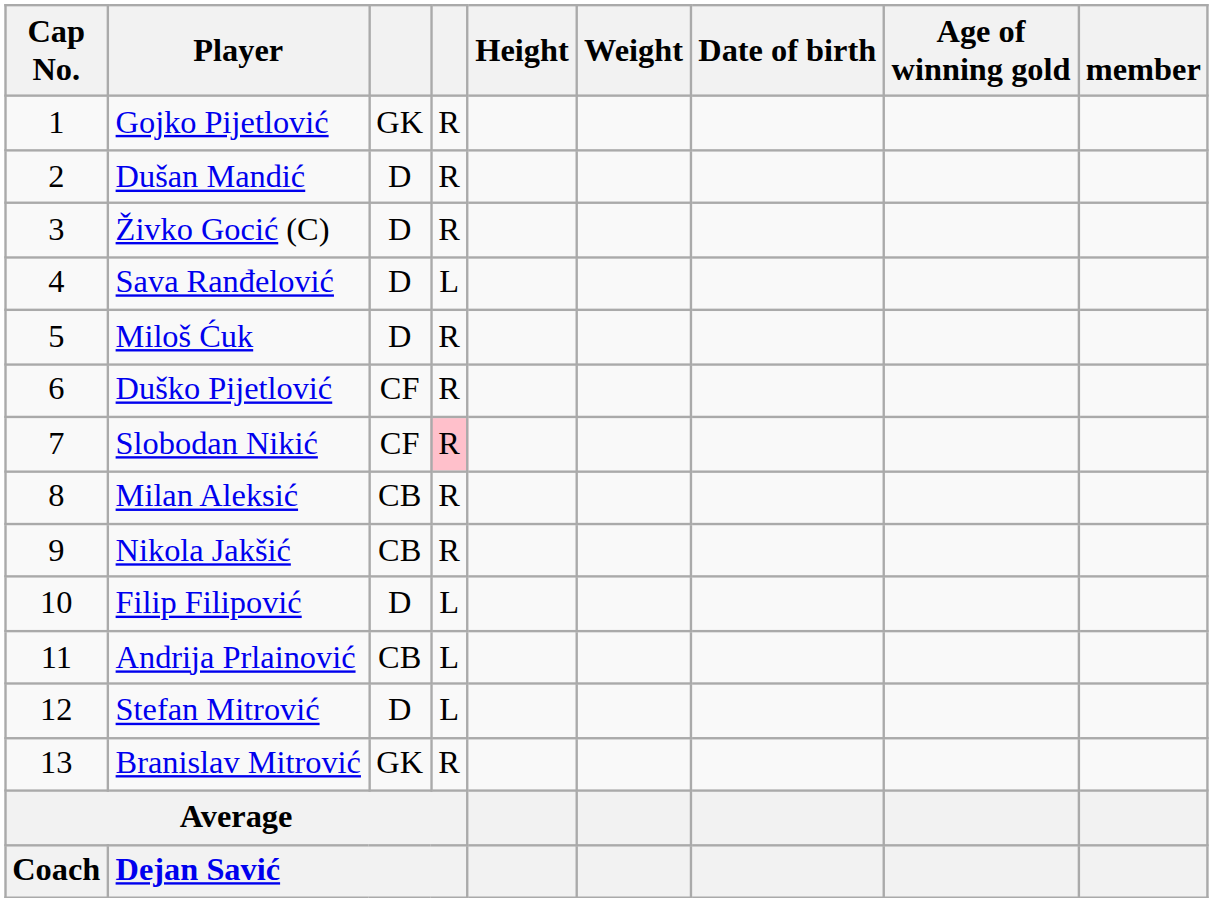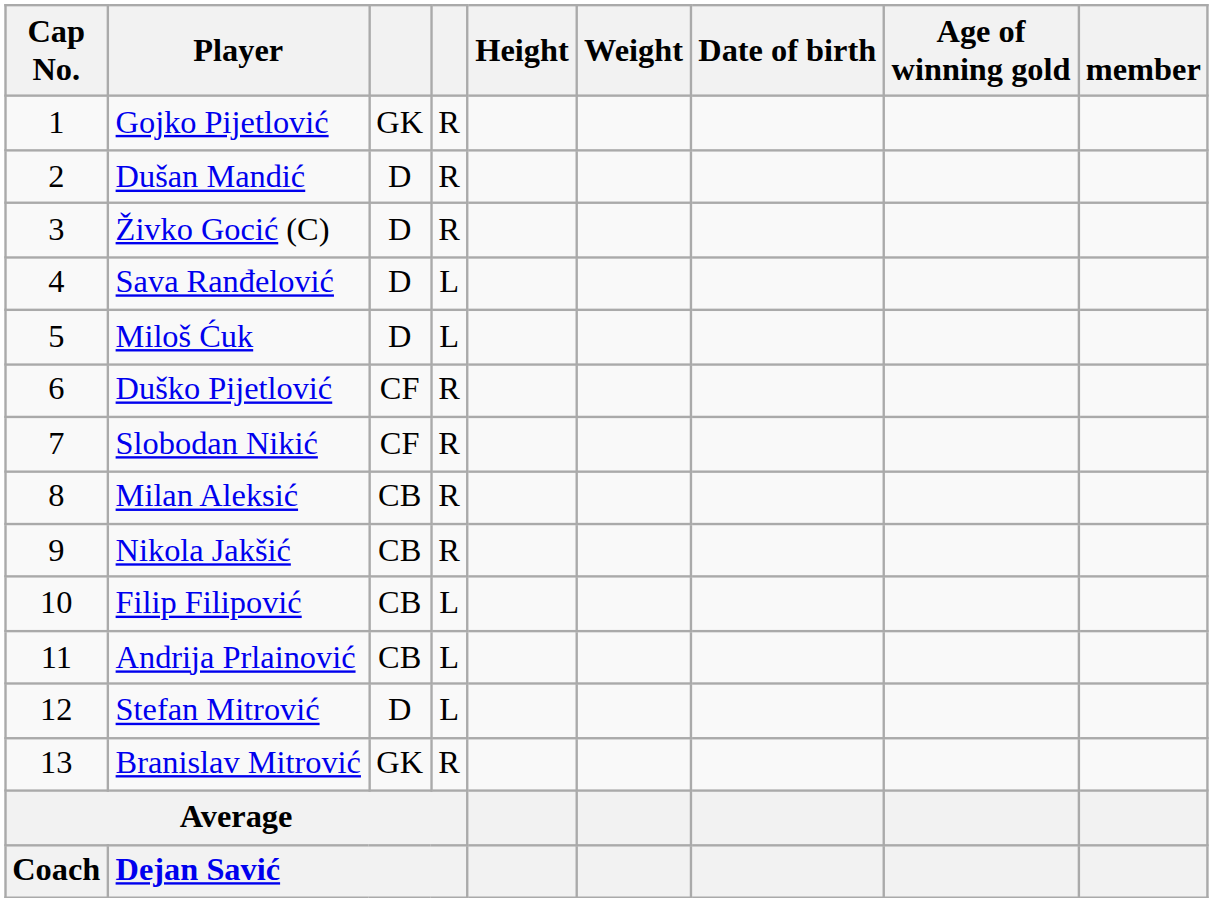(449, 335) R -> (449, 335) L
(449, 442) pink background -> (449, 442) no background
(400, 602) D -> (400, 602) CB
